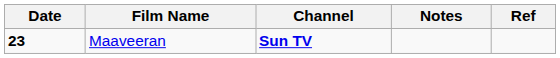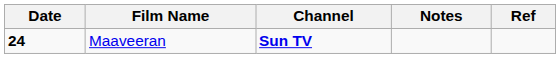(17, 41) 23 -> (17, 41) 24
